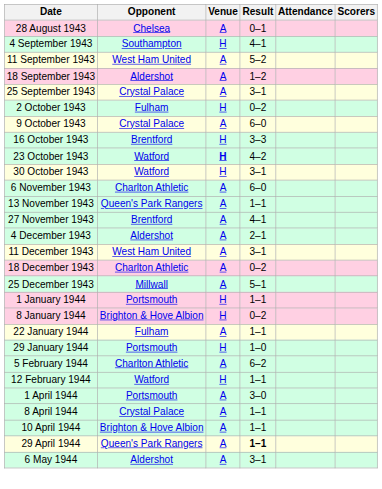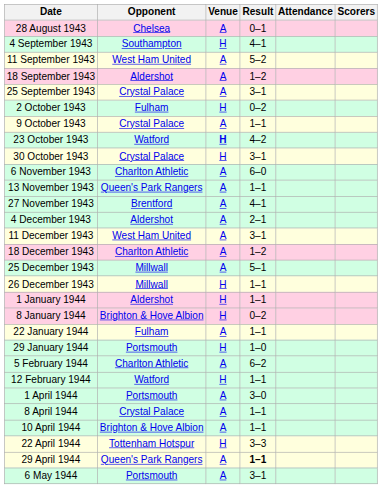(258, 124) 6–0 -> (258, 124) 1–1
- row: (51, 140)
(152, 172) Watford -> (152, 156) Crystal Palace
(258, 268) 0–2 -> (258, 252) 1–2
+ row: (51, 284)
(152, 300) Portsmouth -> (152, 300) Aldershot
+ row: (51, 444)
(152, 460) Aldershot -> (152, 476) Portsmouth
